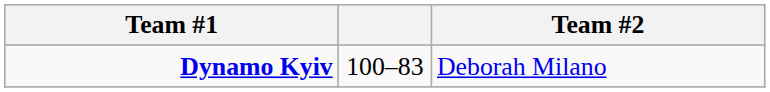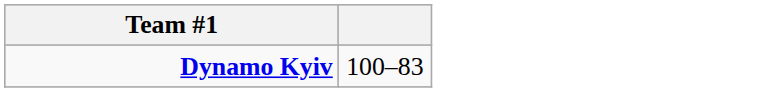- column: (598, 24)
